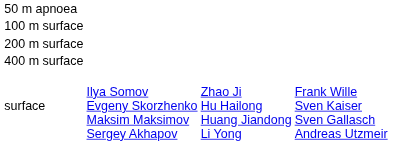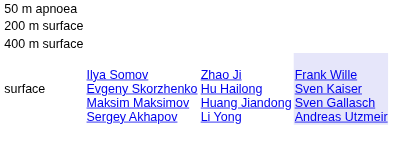- row: (44, 26)
(341, 113) no background -> (341, 96) lavender background
